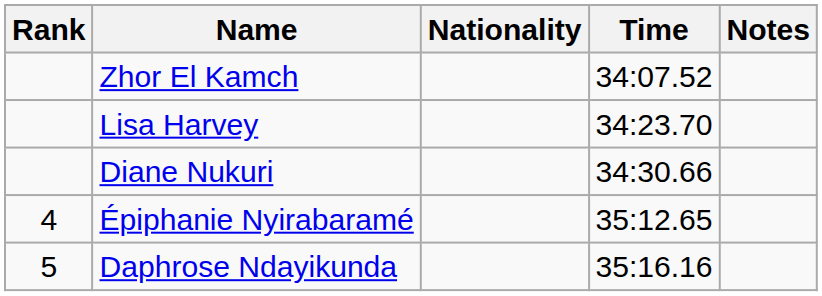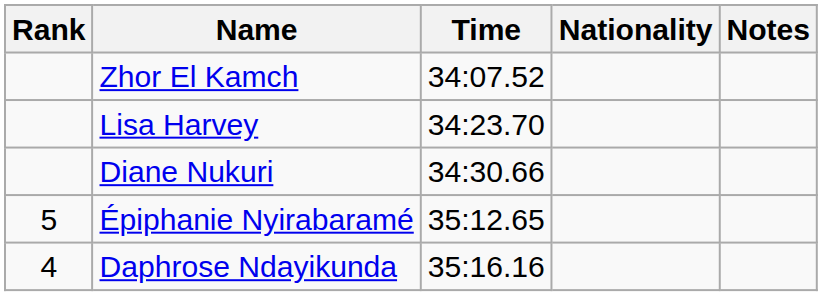columns swapped: (505, 29) <-> (654, 29)
(49, 220) 4 -> (49, 220) 5
(49, 267) 5 -> (49, 267) 4
